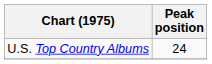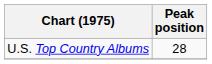(179, 48) 24 -> (179, 48) 28
